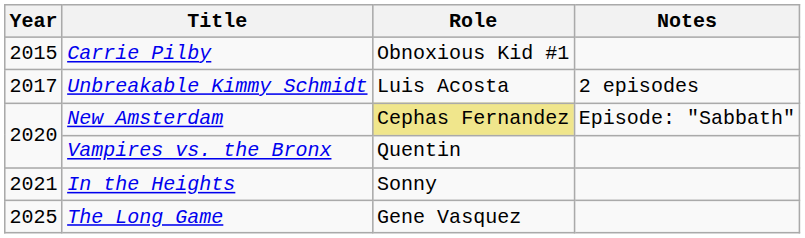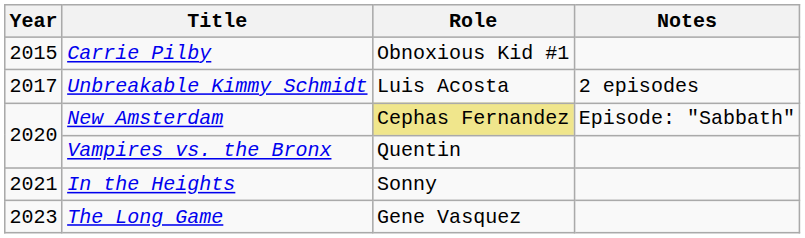(34, 217) 2025 -> (34, 217) 2023
